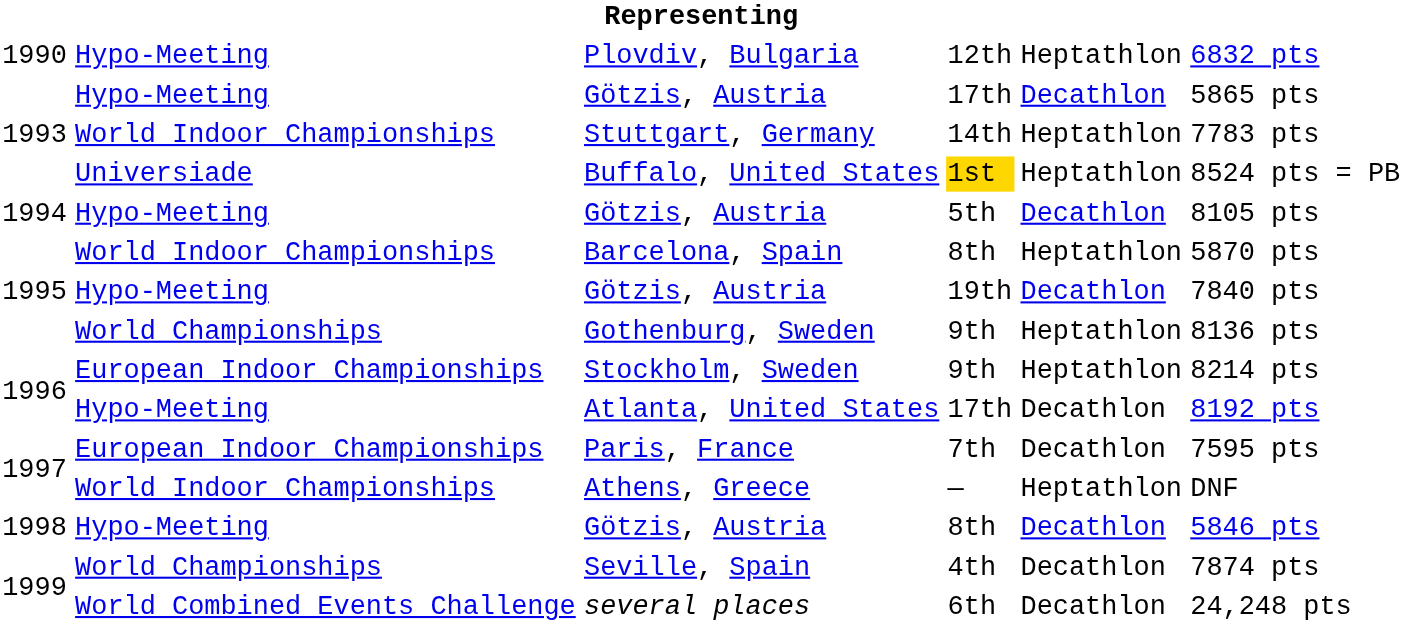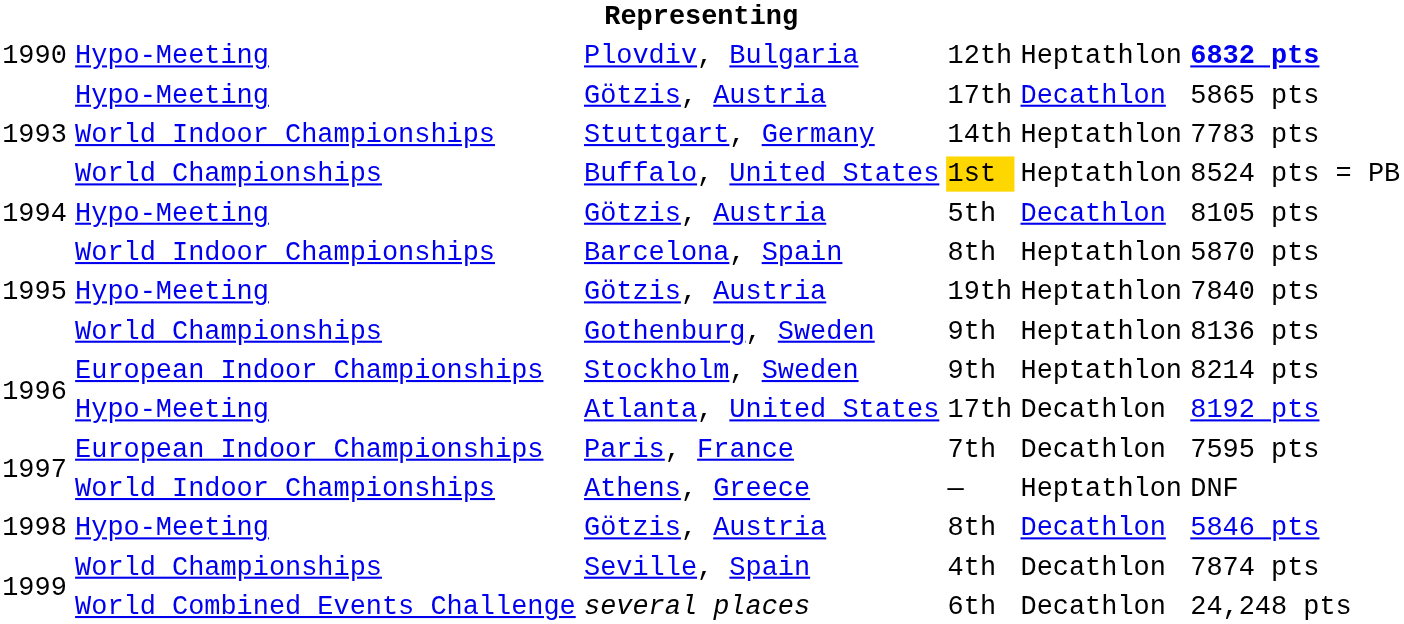(1255, 56) normal -> (1255, 56) bold
(164, 174) Universiade -> (229, 174) World Championships
(1093, 292) Decathlon -> (1101, 292) Heptathlon
